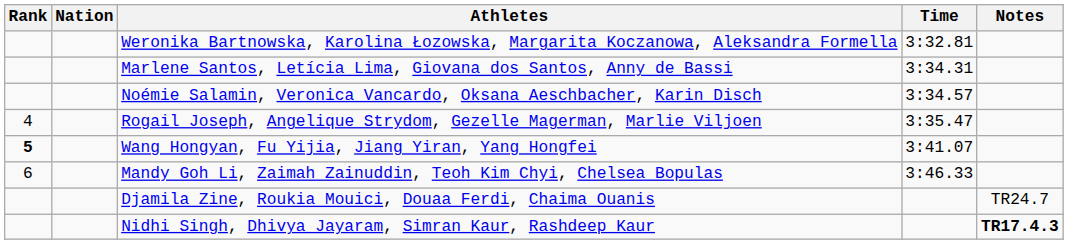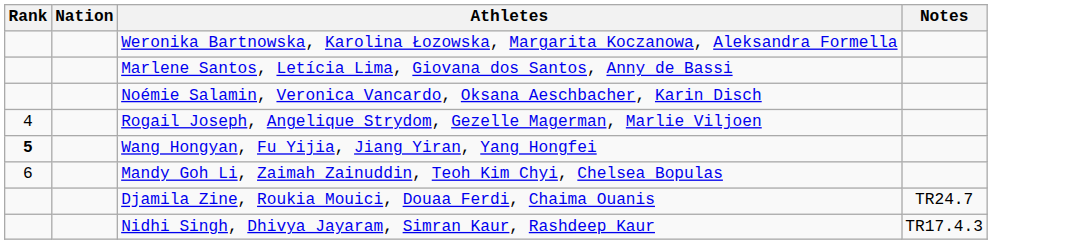- column: (939, 18)
(1020, 227) bold -> (944, 227) normal
